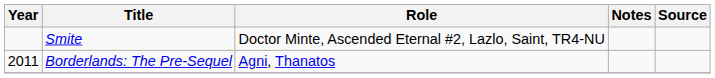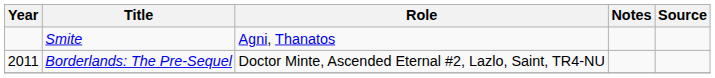(422, 38) Doctor Minte, Ascended Eternal #2, Lazlo, Saint, TR4-NU -> (287, 38) Agni, Thanatos
(287, 61) Agni, Thanatos -> (422, 61) Doctor Minte, Ascended Eternal #2, Lazlo, Saint, TR4-NU
